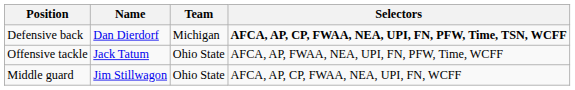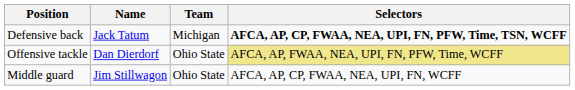(126, 35) Dan Dierdorf -> (121, 35) Jack Tatum
(121, 55) Jack Tatum -> (126, 55) Dan Dierdorf
(367, 55) no background -> (367, 55) khaki background
